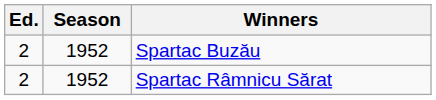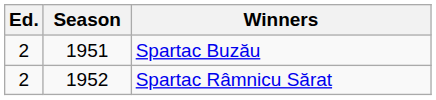(87, 50) 1952 -> (87, 50) 1951
